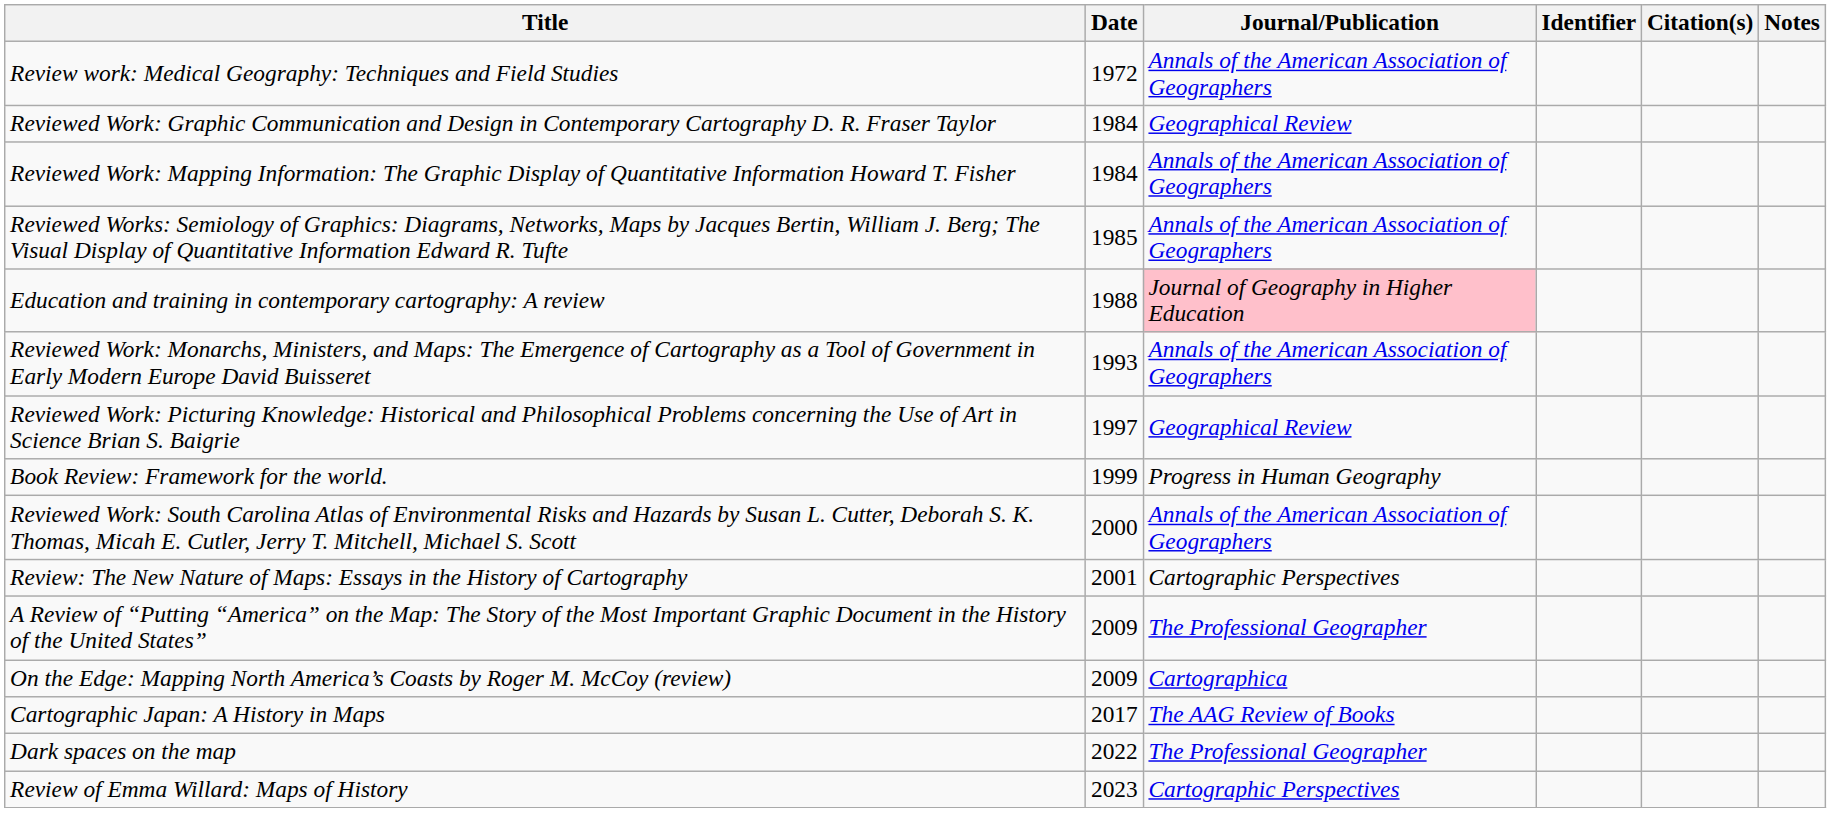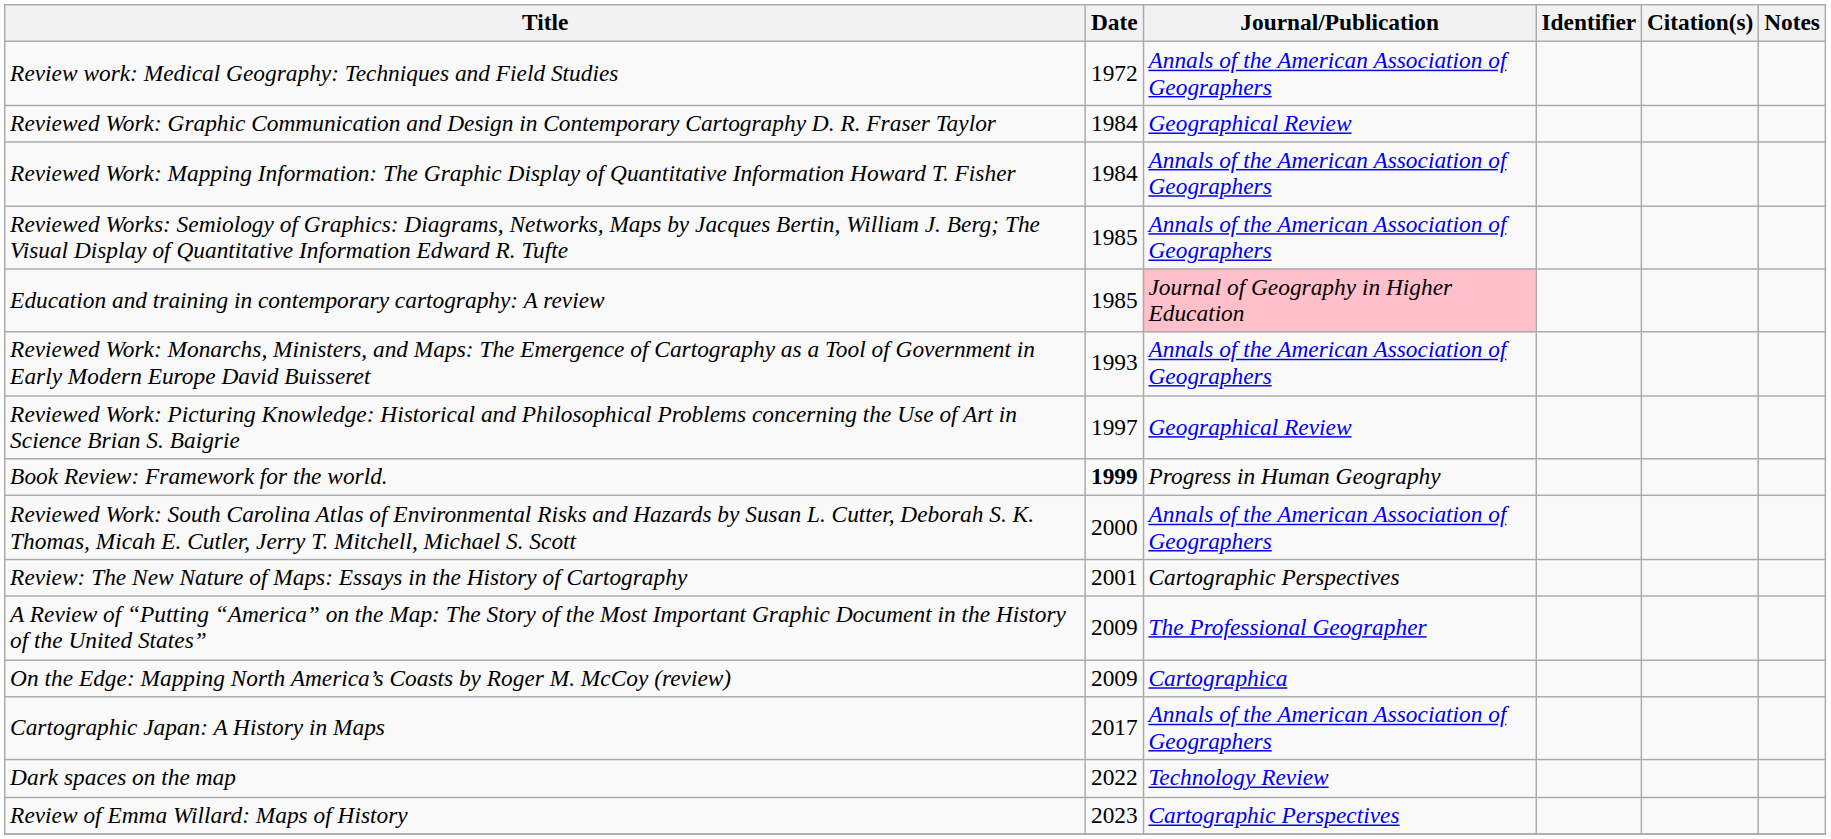(1114, 300) 1988 -> (1114, 300) 1985
(1114, 477) normal -> (1114, 477) bold
(1272, 714) The AAG Review of Books -> (1327, 728) Annals of the American Association of Geographers
(1288, 751) The Professional Geographer -> (1239, 778) Technology Review
